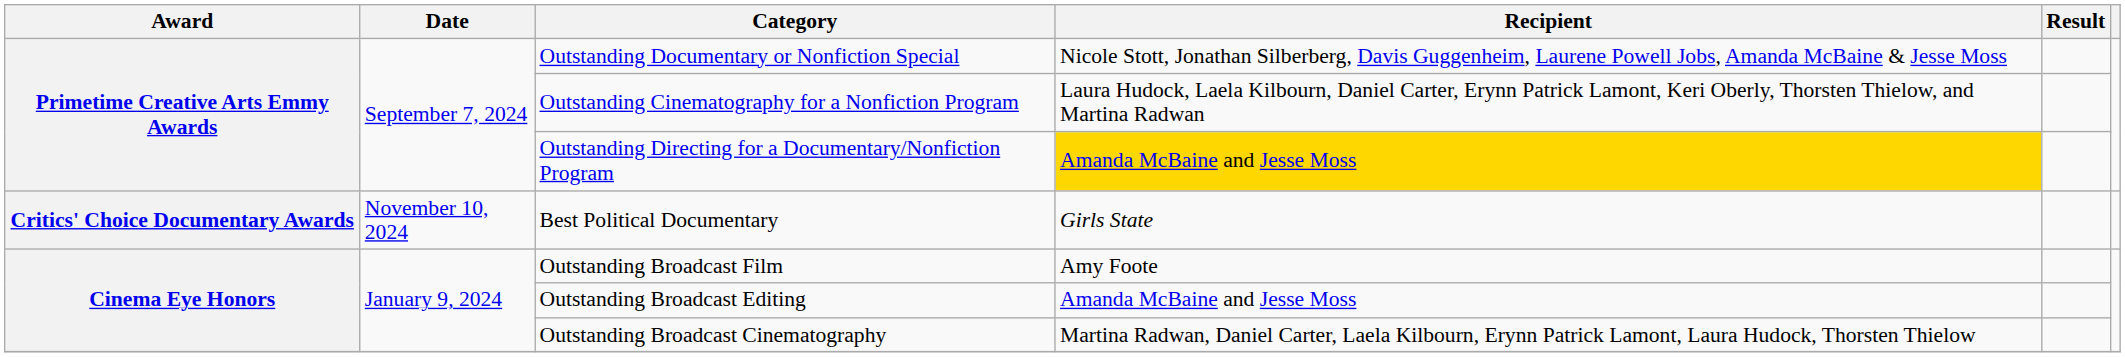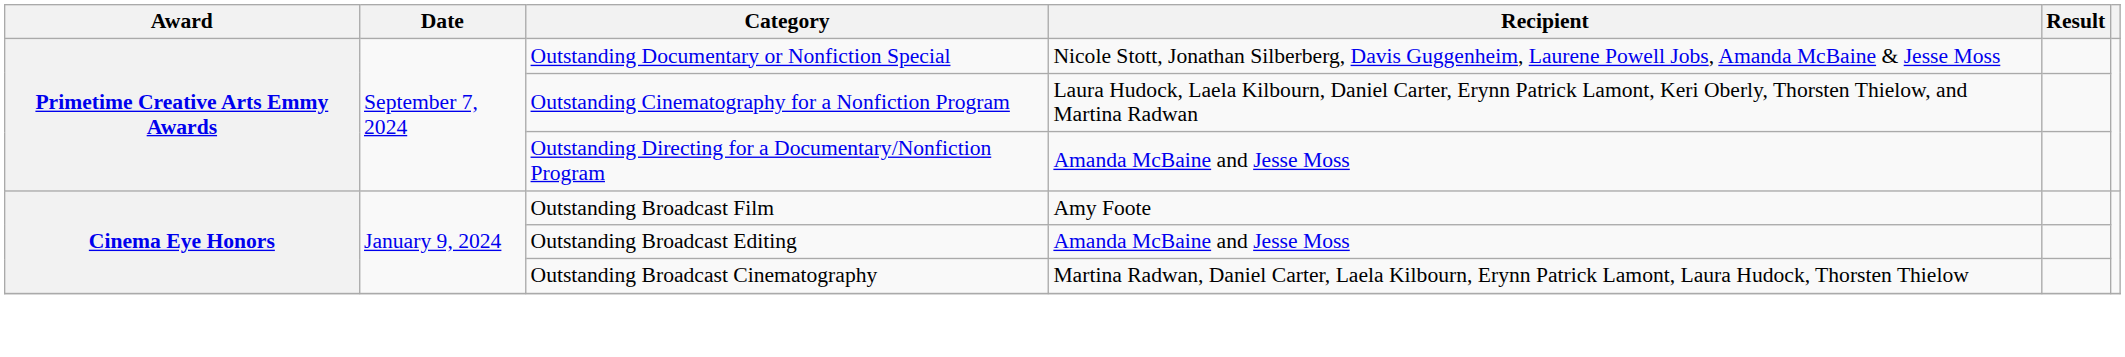(1208, 160) gold background -> (1202, 160) no background
- row: (659, 219)
